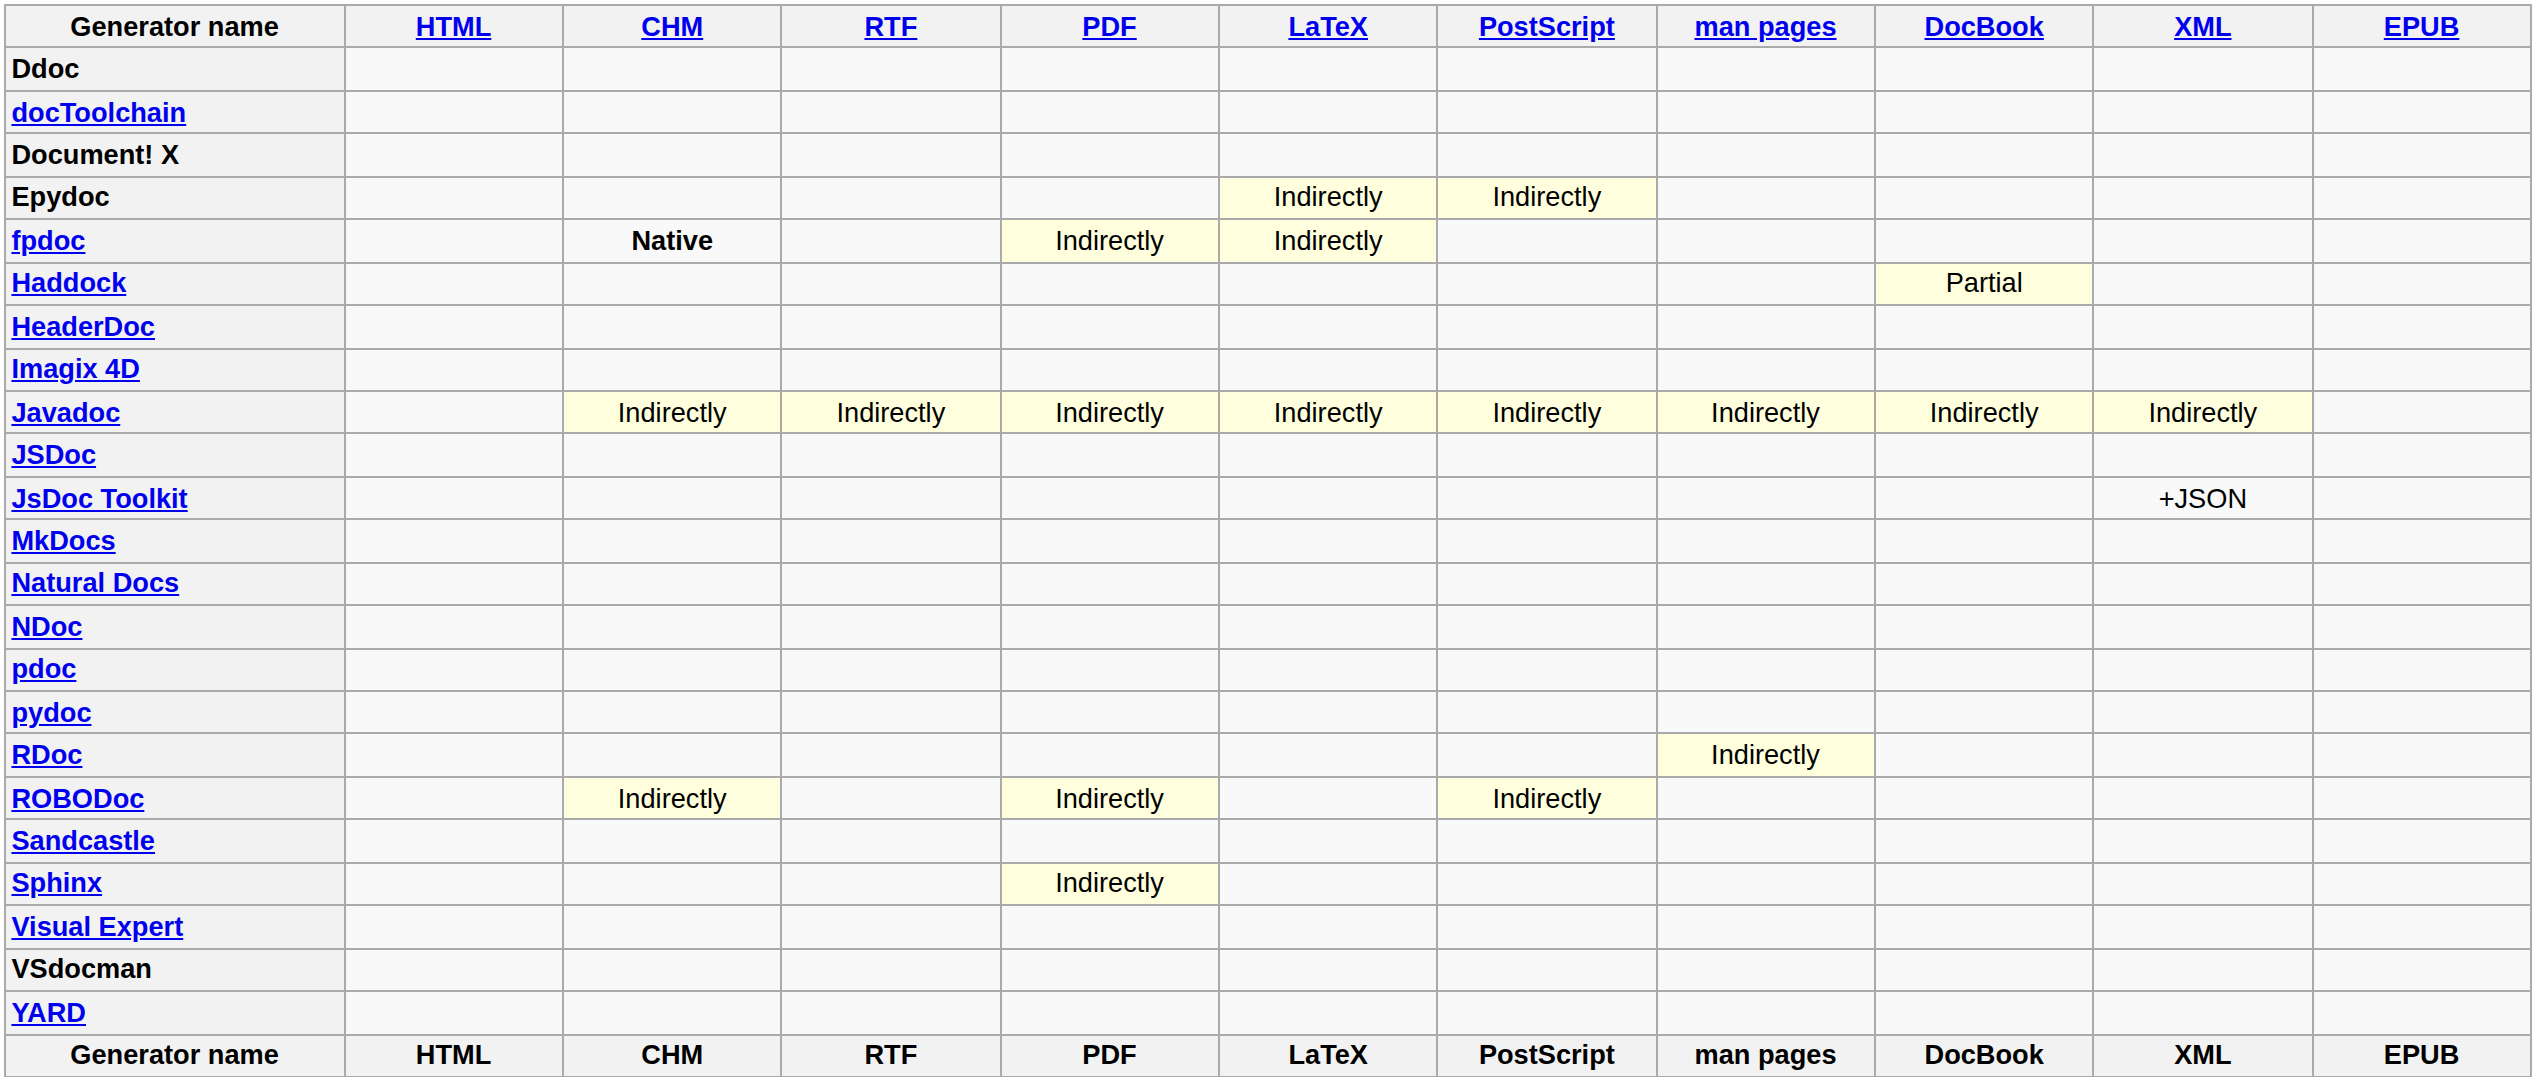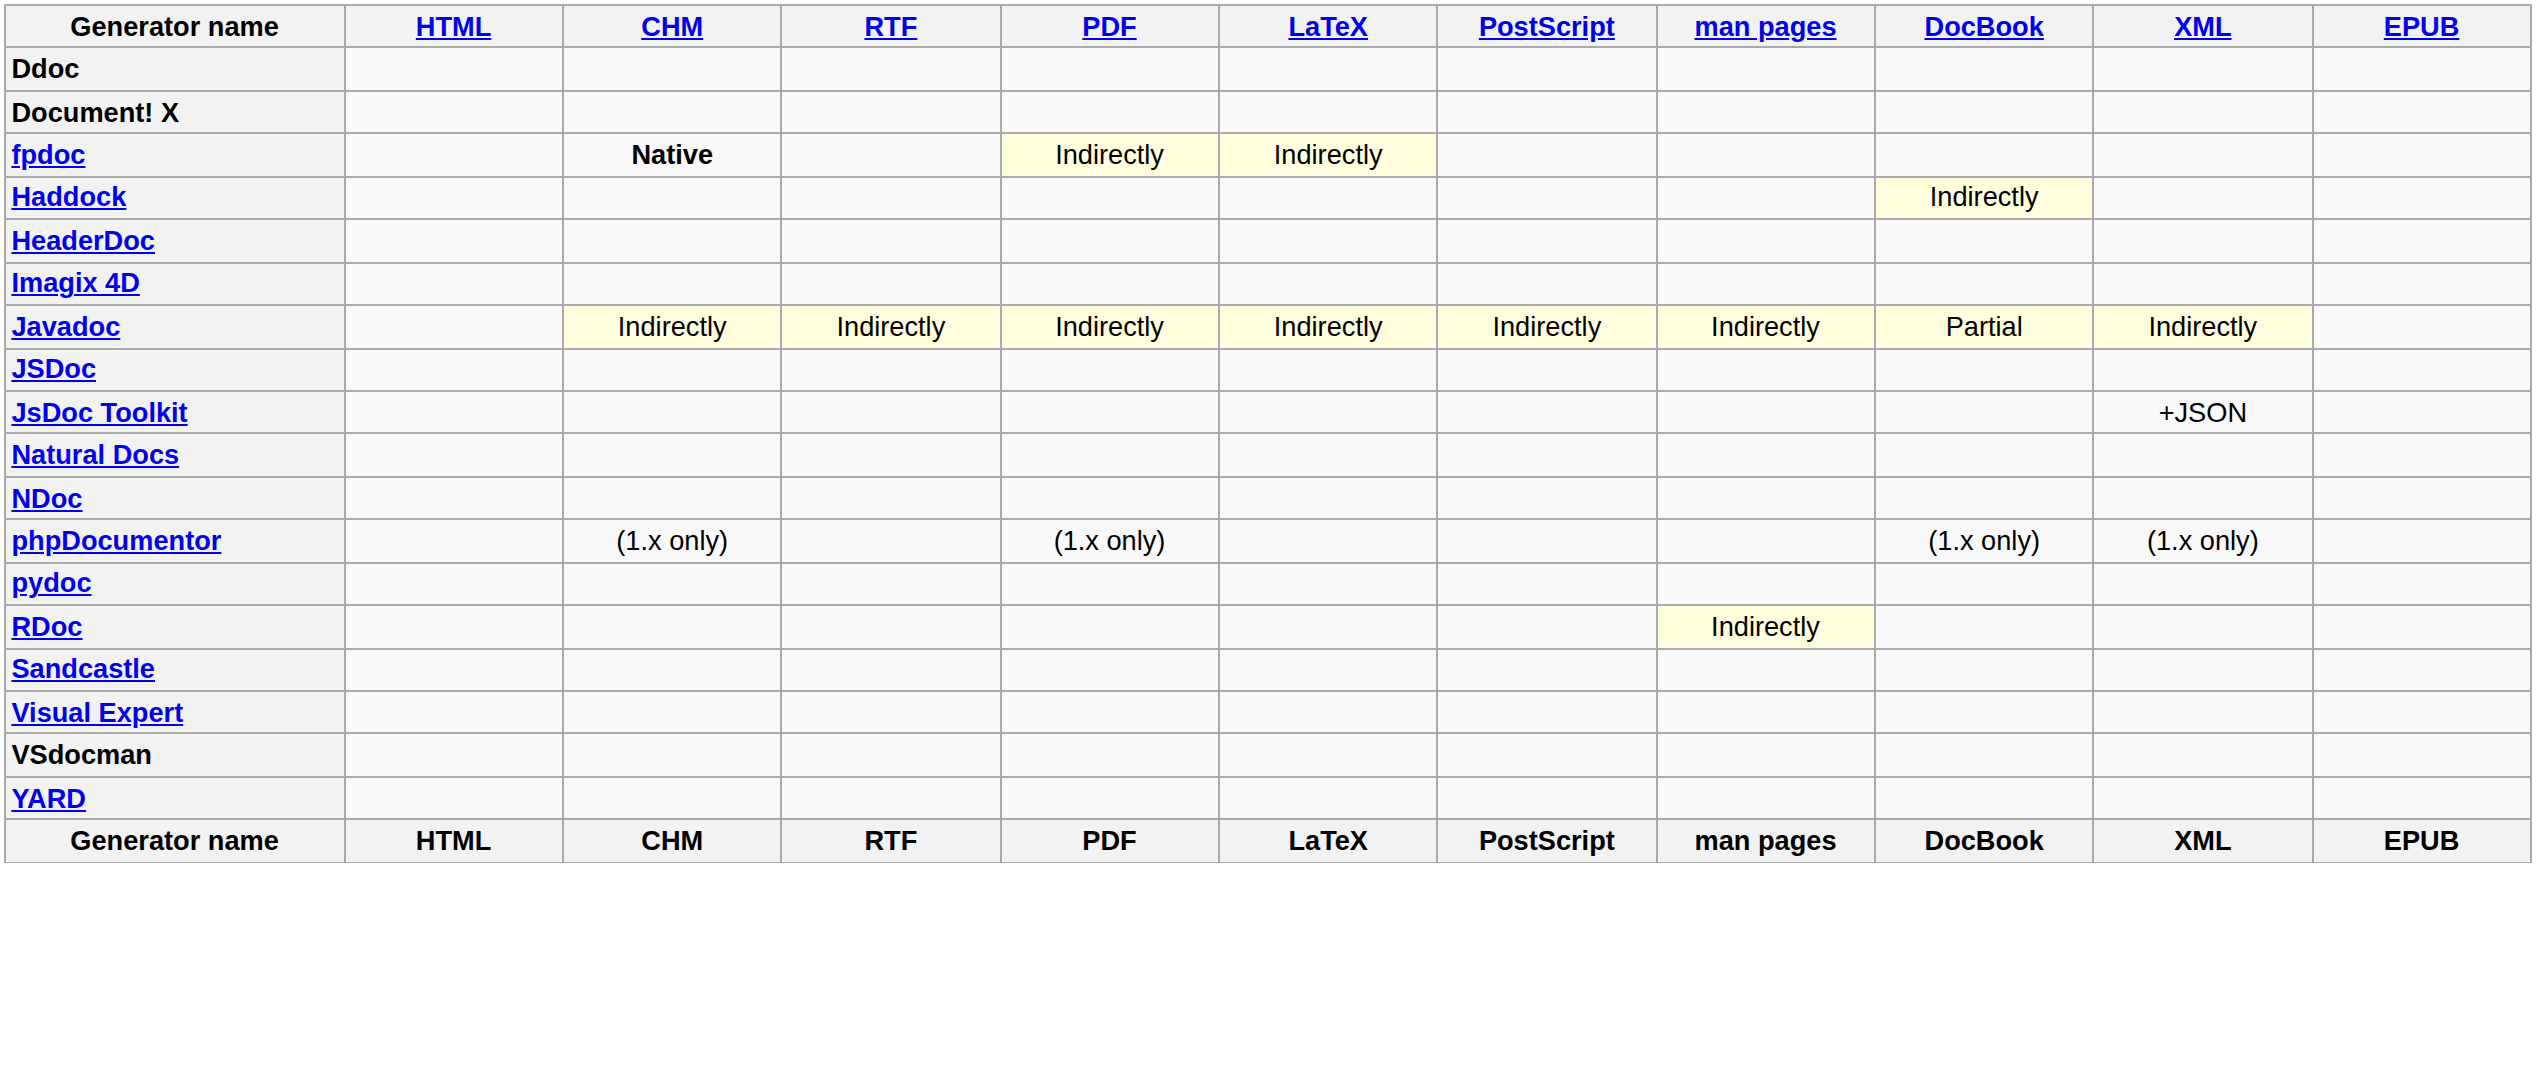- row: (99, 112)
- row: (61, 198)
(1984, 283) Partial -> (1984, 198) Indirectly
(1984, 412) Indirectly -> (1984, 326) Partial
- row: (64, 541)
- row: (44, 669)
+ row: (116, 541)
- row: (78, 798)
- row: (57, 884)
